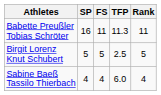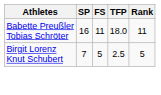(120, 31) 11.3 -> (118, 31) 18.0
(86, 55) 5 -> (84, 55) 7
- row: (41, 79)
